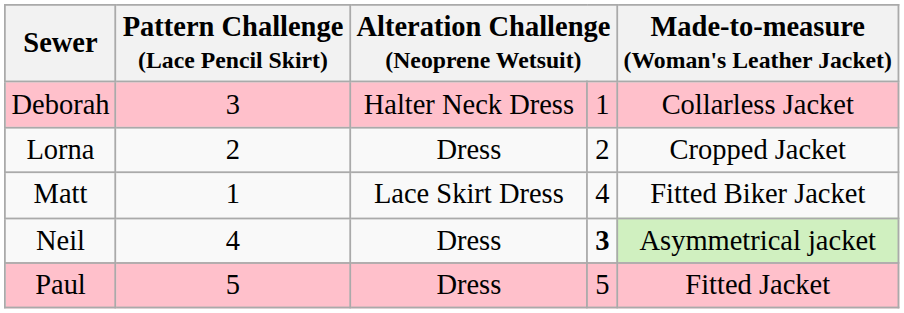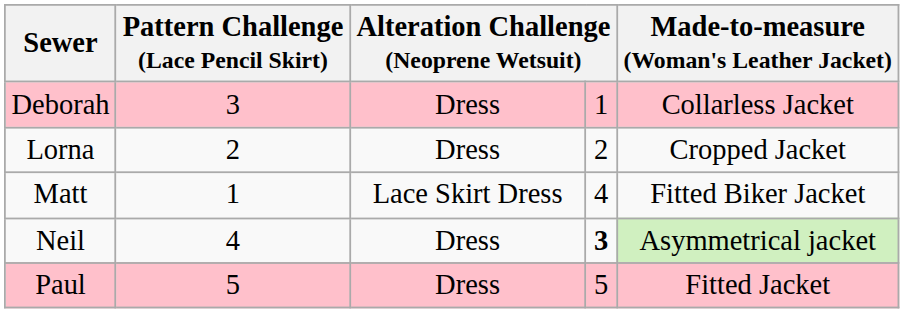(469, 104) Halter Neck Dress -> (468, 104) Dress
